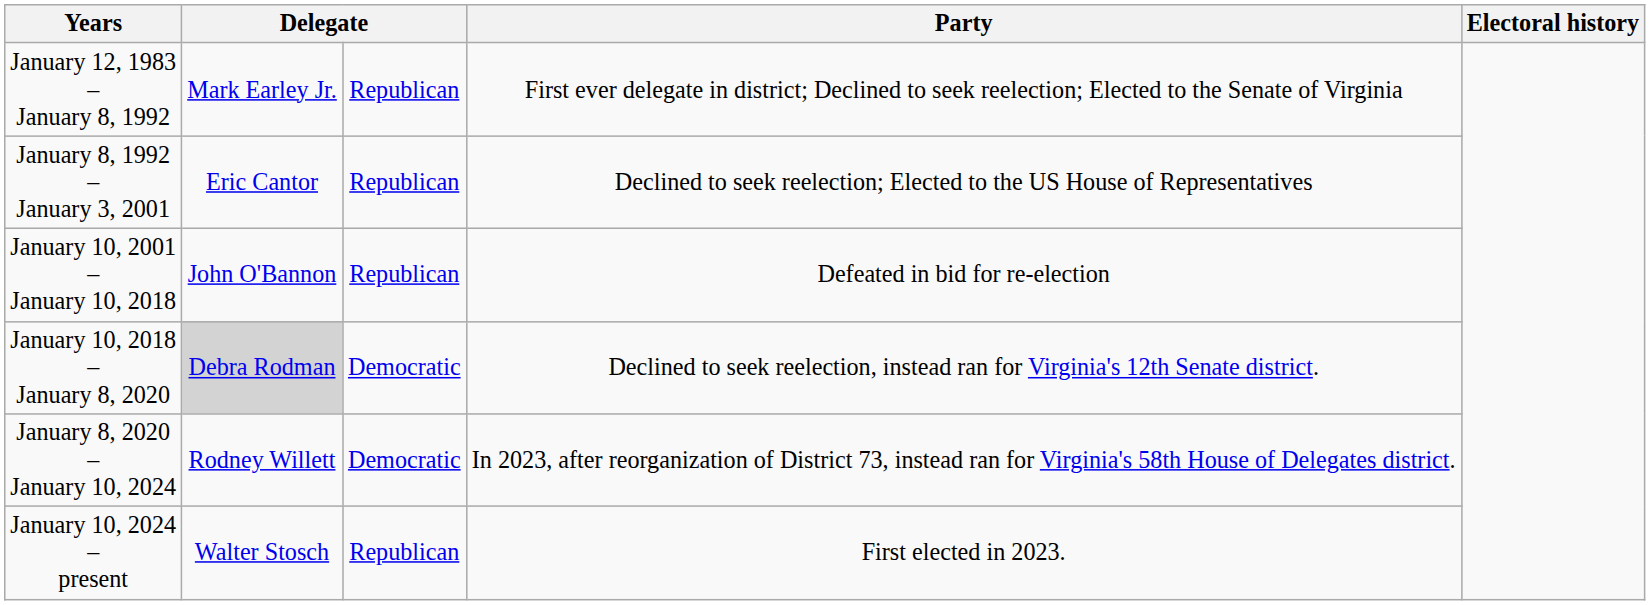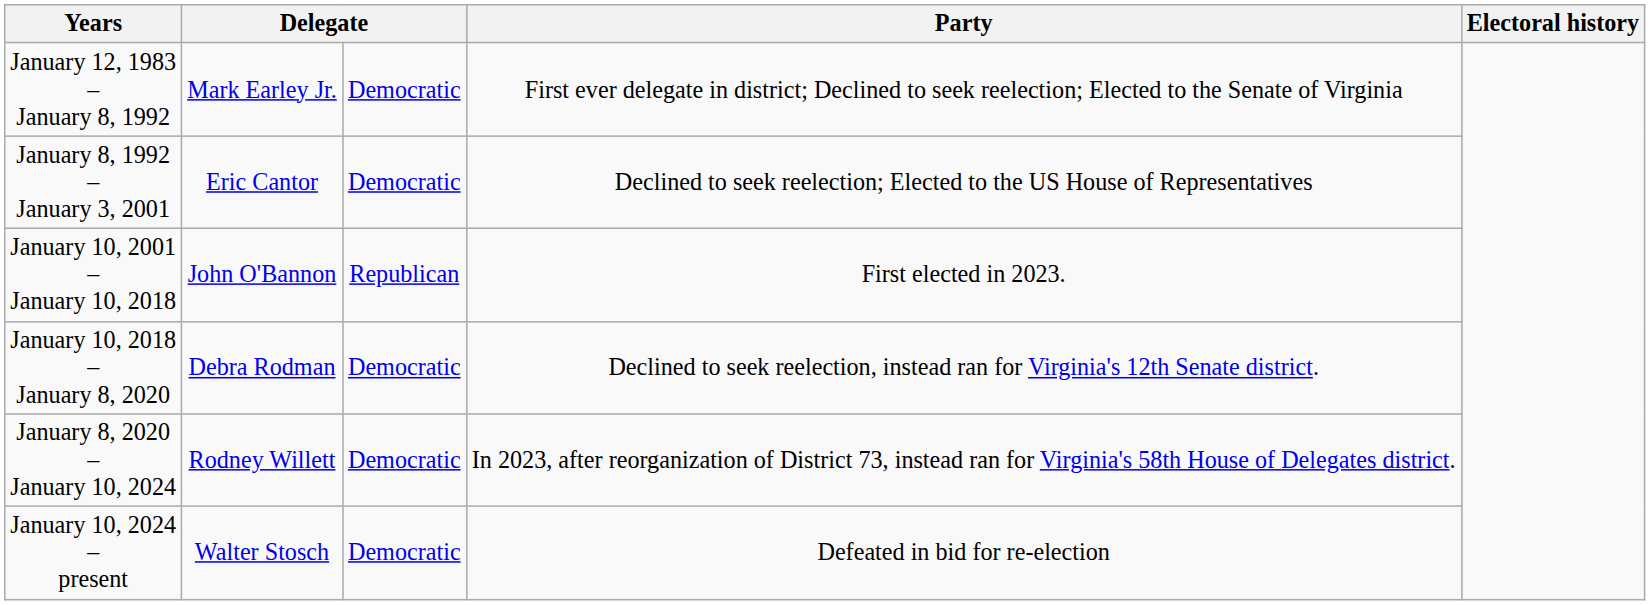(404, 89) Republican -> (404, 89) Democratic
(404, 181) Republican -> (404, 181) Democratic
(964, 274) Defeated in bid for re-election -> (964, 274) First elected in 2023.
(262, 367) lightgrey background -> (262, 367) no background
(404, 552) Republican -> (404, 552) Democratic
(964, 552) First elected in 2023. -> (964, 552) Defeated in bid for re-election
